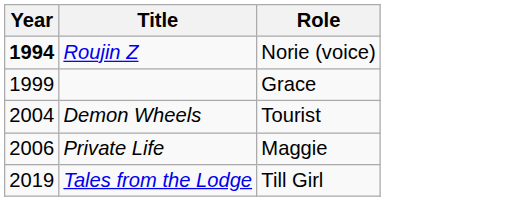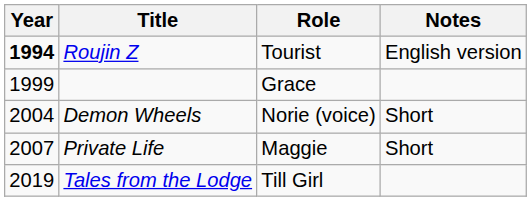+ column: (453, 20)
(319, 52) Norie (voice) -> (291, 52) Tourist
(291, 116) Tourist -> (319, 116) Norie (voice)
(32, 148) 2006 -> (32, 148) 2007
